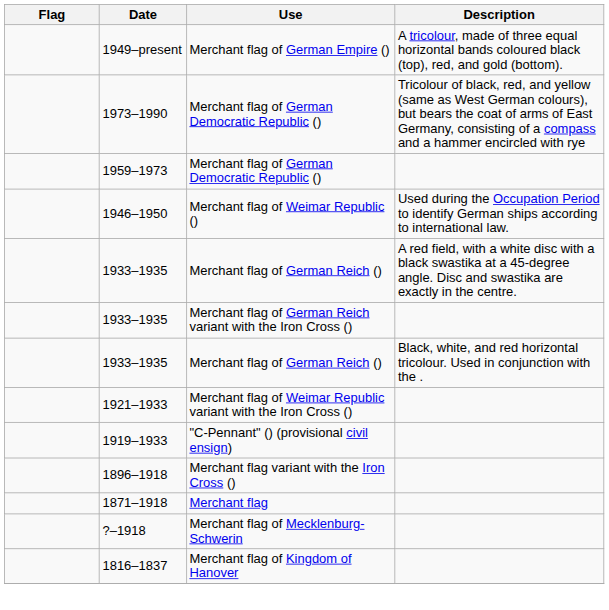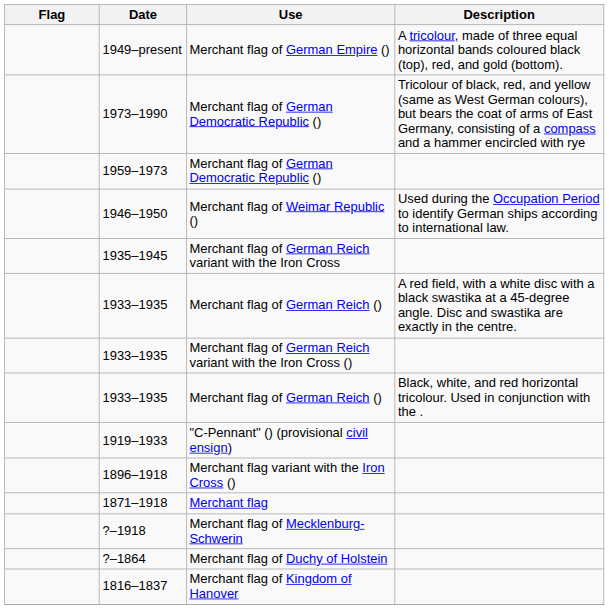+ row: (135, 256)
- row: (135, 405)
+ row: (124, 558)
